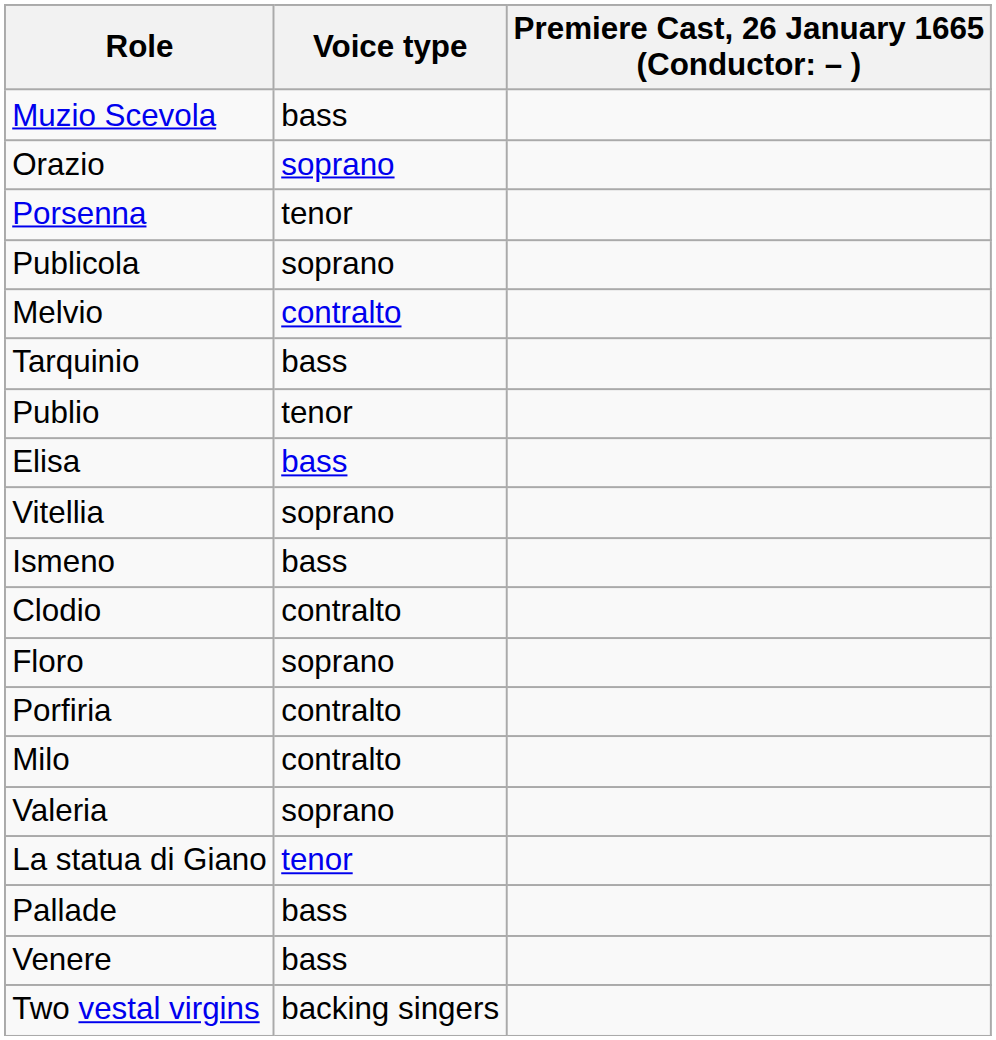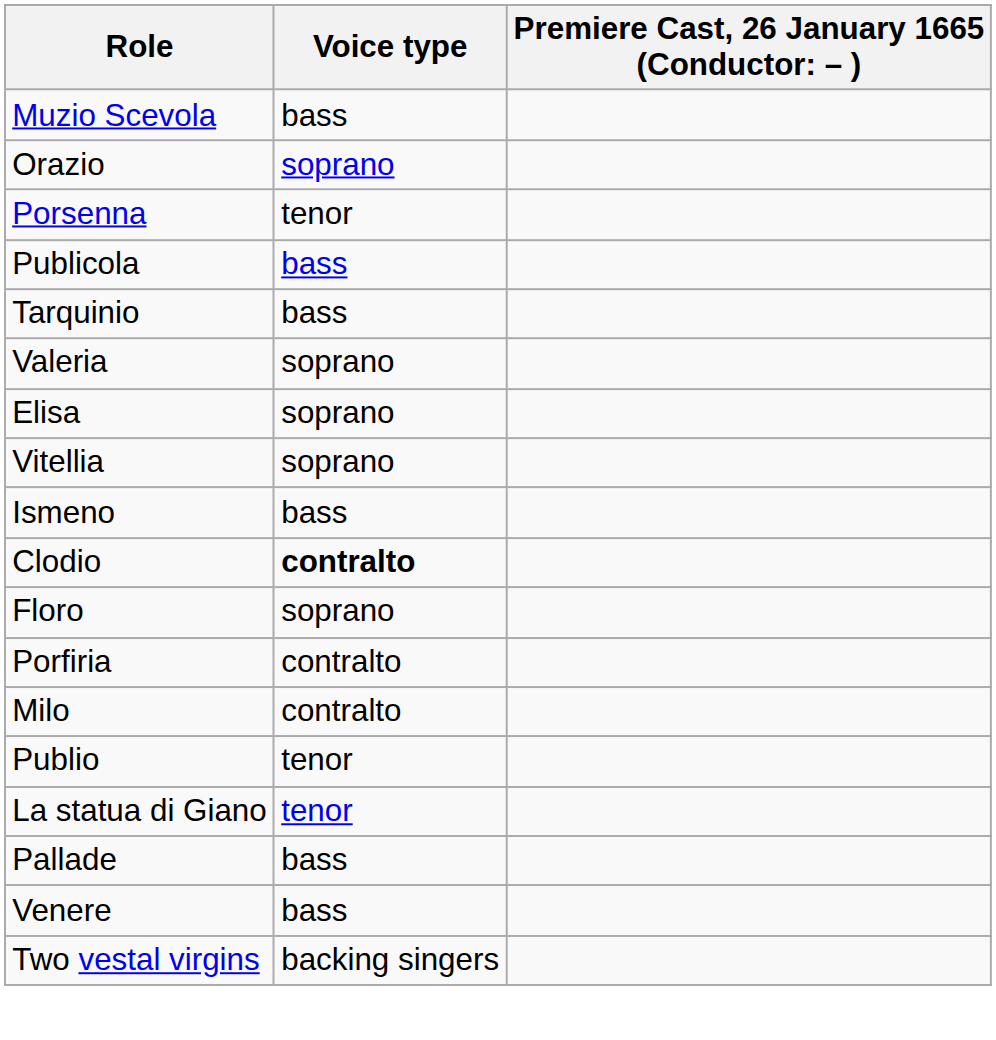(338, 263) soprano -> (314, 263) bass
- row: (58, 313)
rows swapped: (60, 810) <-> (56, 412)
(314, 462) bass -> (338, 412) soprano
(341, 611) normal -> (348, 561) bold
